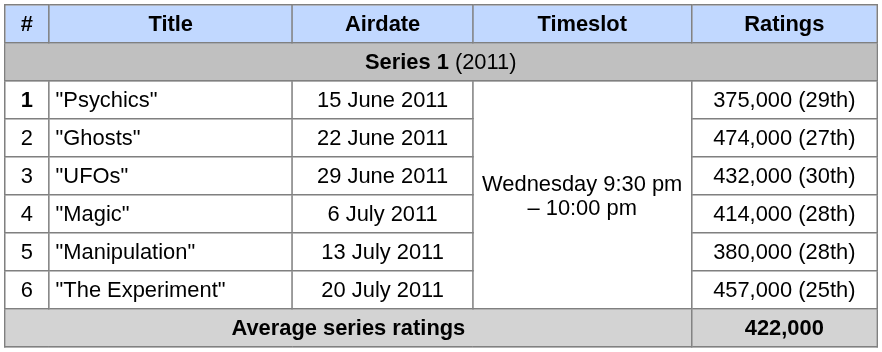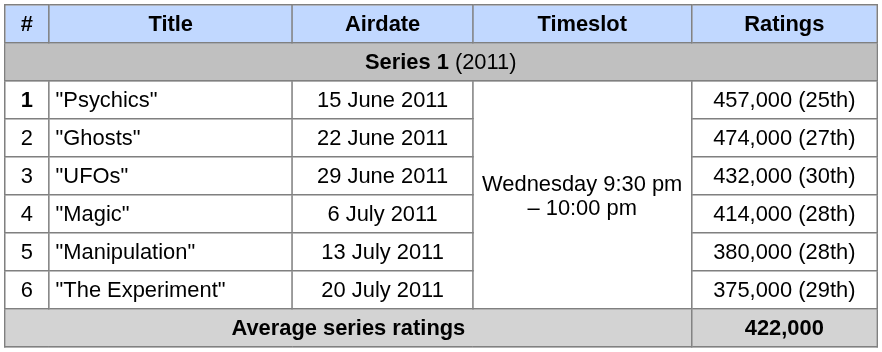(784, 100) 375,000 (29th) -> (784, 100) 457,000 (25th)
(784, 290) 457,000 (25th) -> (784, 290) 375,000 (29th)
